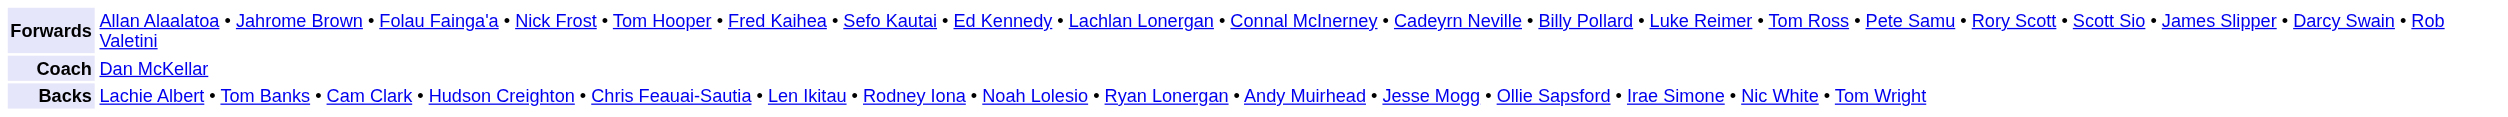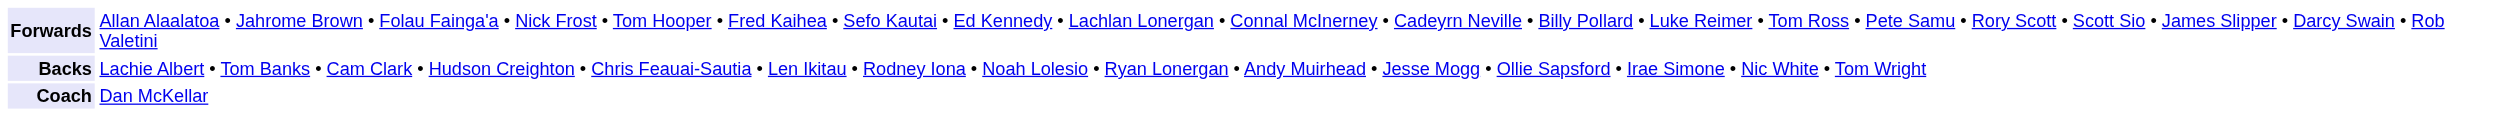rows swapped: (65, 96) <-> (64, 68)
